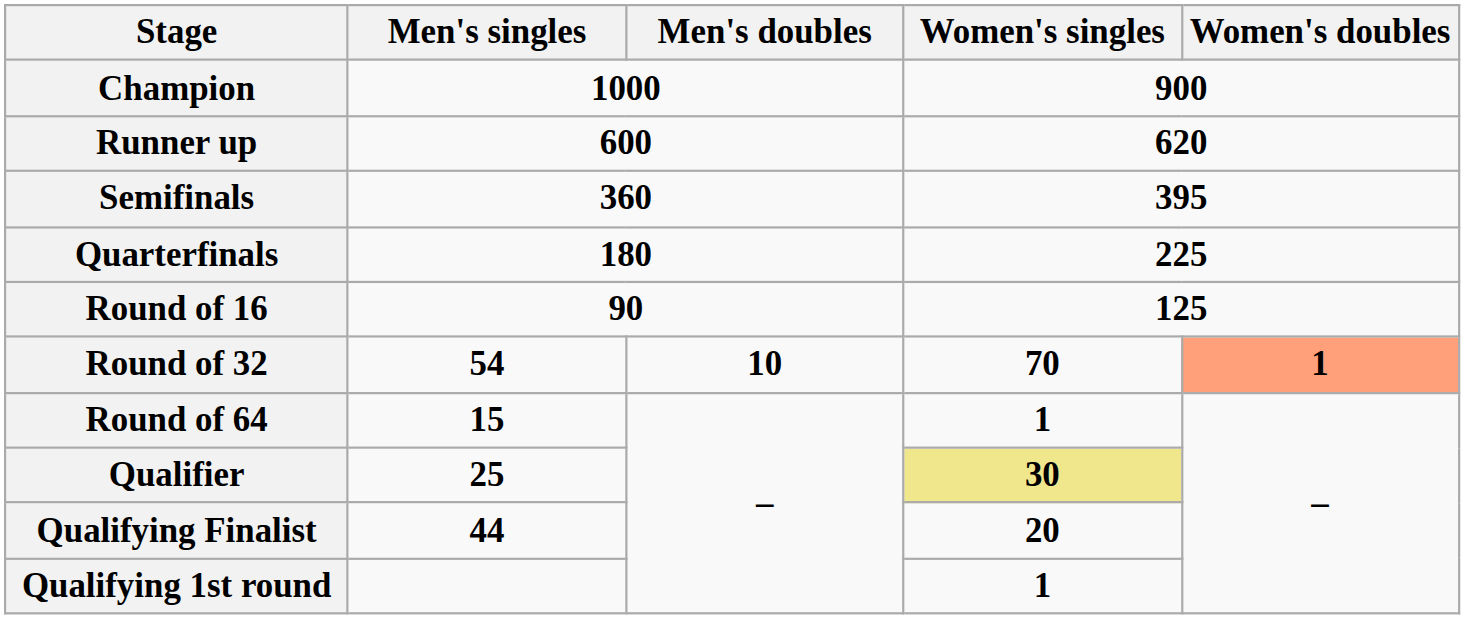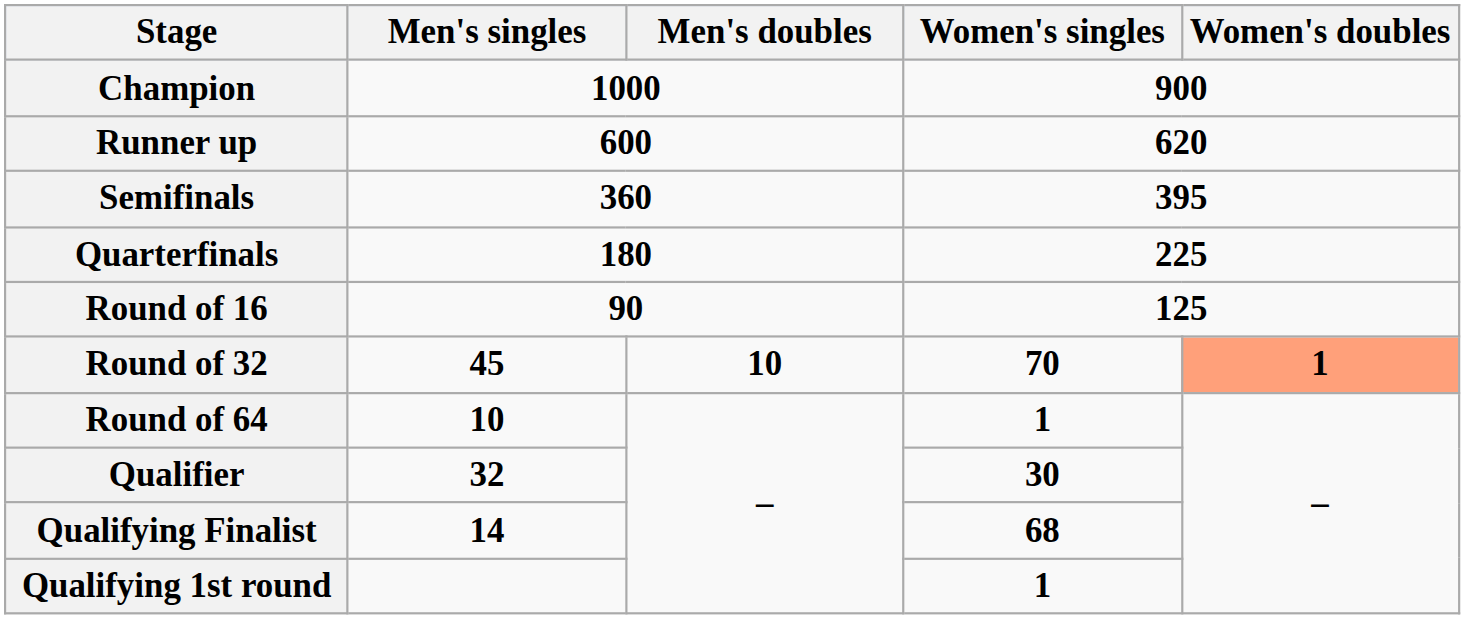(487, 364) 54 -> (487, 364) 45
(487, 419) 15 -> (487, 419) 10
(487, 474) 25 -> (487, 474) 32
(1042, 474) khaki background -> (1042, 474) no background
(487, 530) 44 -> (487, 530) 14
(1042, 530) 20 -> (1042, 530) 68
